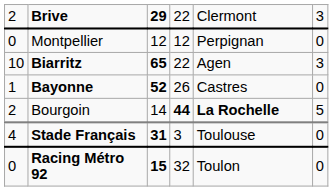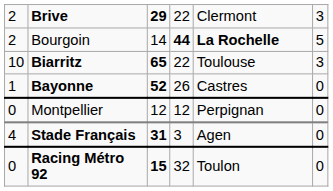rows swapped: (67, 41) <-> (61, 110)
(214, 64) Agen -> (226, 63) Toulouse
(226, 135) Toulouse -> (214, 135) Agen
